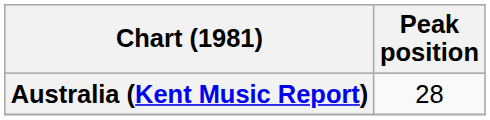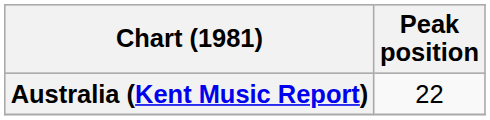(429, 93) 28 -> (429, 93) 22
